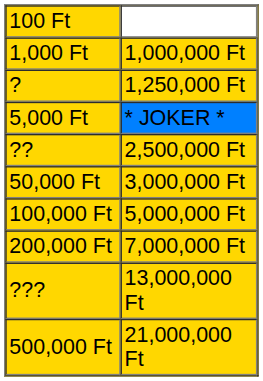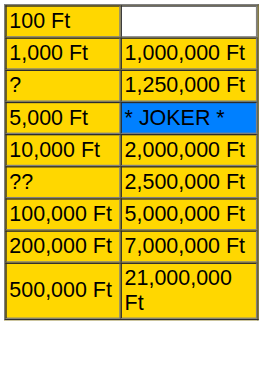+ row: (55, 149)
- row: (55, 182)
- row: (27, 290)
